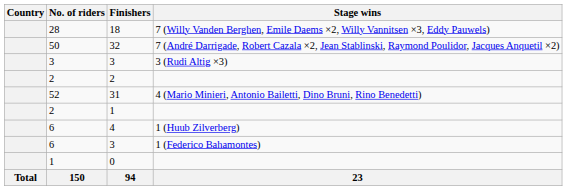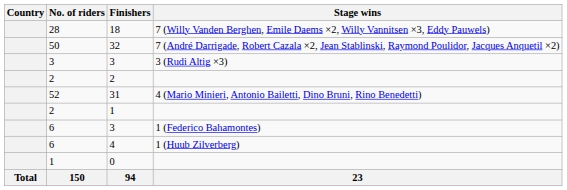rows swapped: (52, 128) <-> (52, 144)
